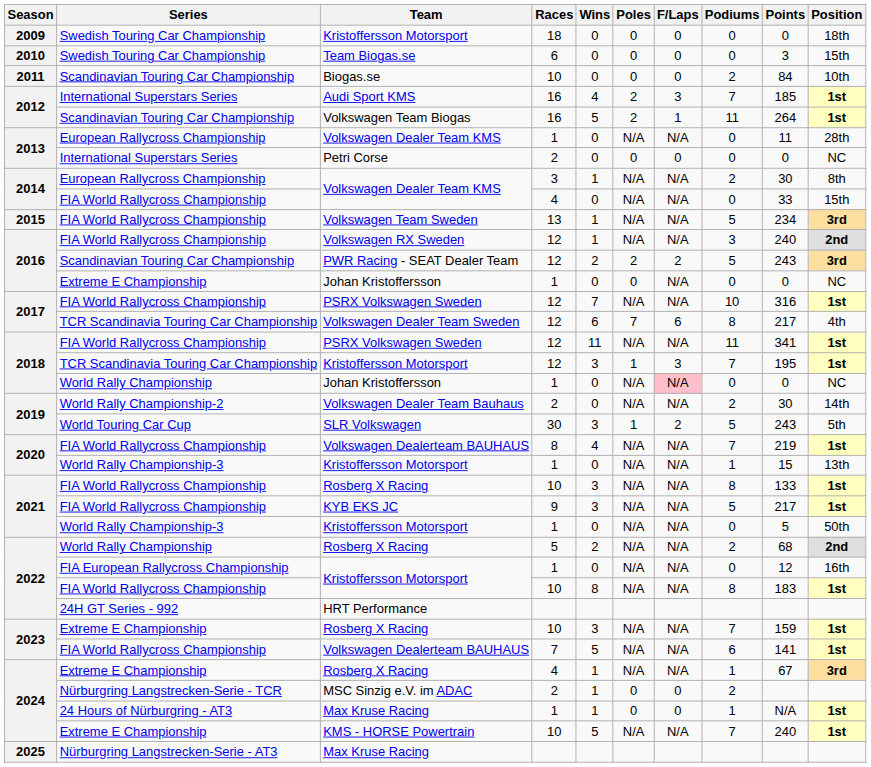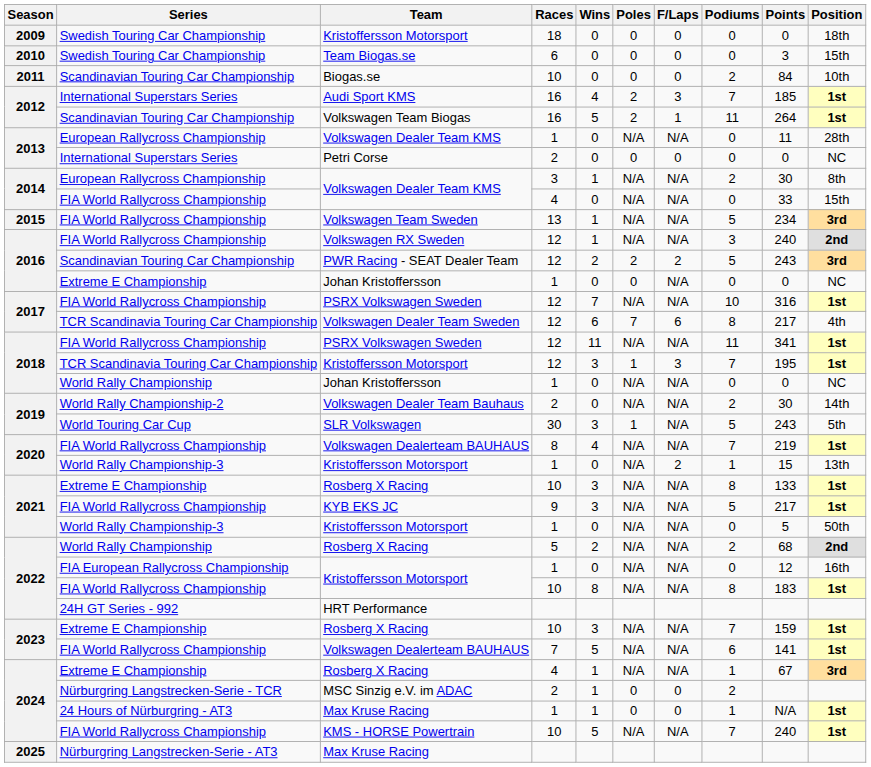(678, 384) pink background -> (678, 384) no background
(678, 425) 2 -> (678, 425) N/A
(678, 466) N/A -> (678, 466) 2
(163, 486) FIA World Rallycross Championship -> (133, 486) Extreme E Championship
(133, 732) Extreme E Championship -> (163, 732) FIA World Rallycross Championship
